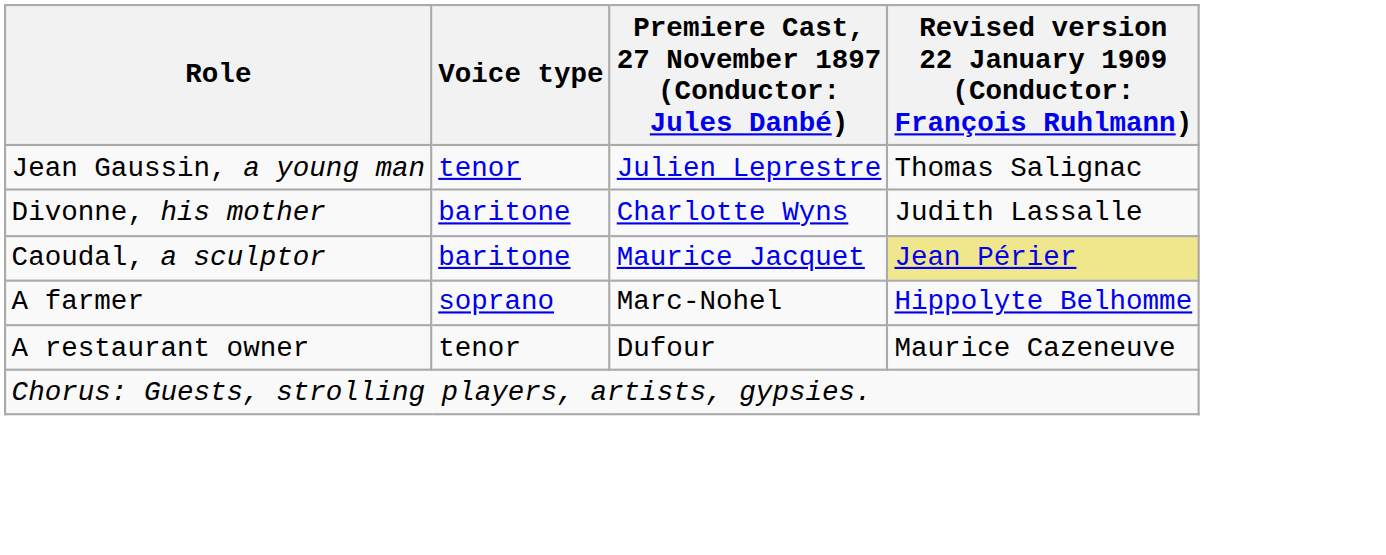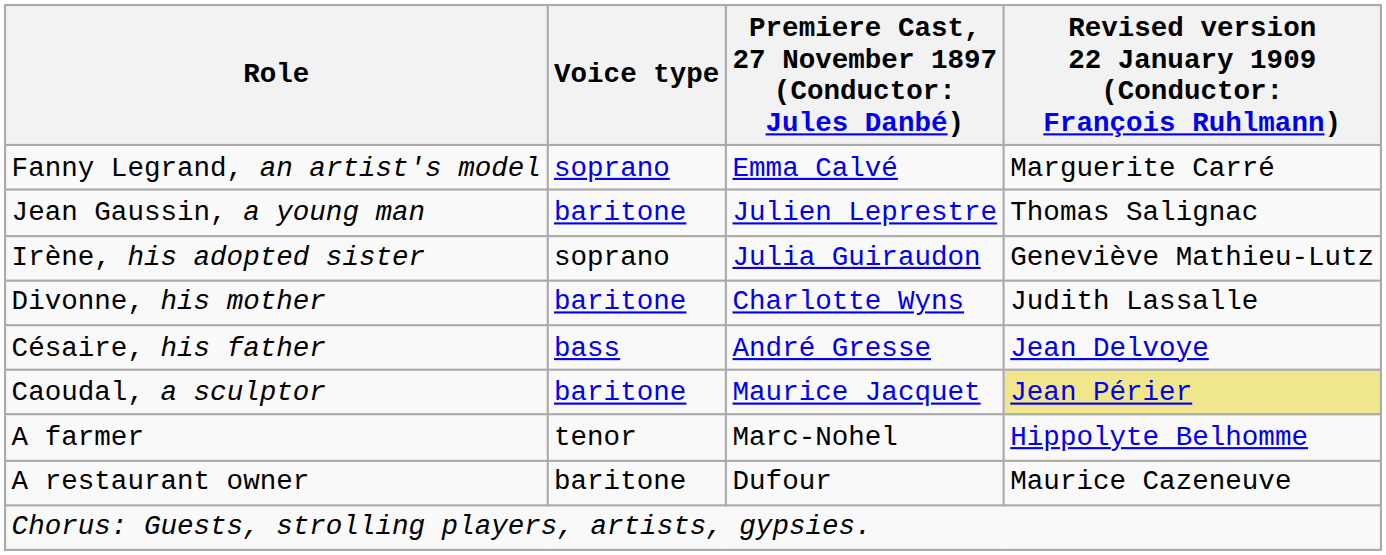+ row: (276, 168)
(480, 168) tenor -> (620, 213) baritone
+ row: (218, 258)
+ row: (169, 348)
(496, 303) soprano -> (595, 437) tenor
(480, 348) tenor -> (620, 482) baritone
